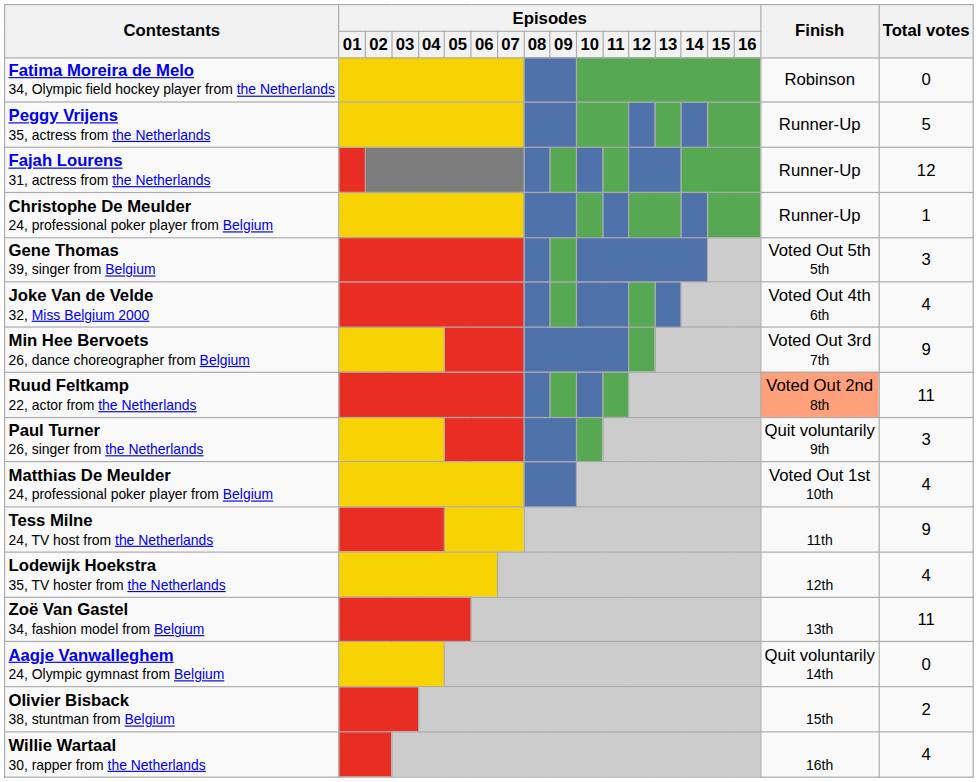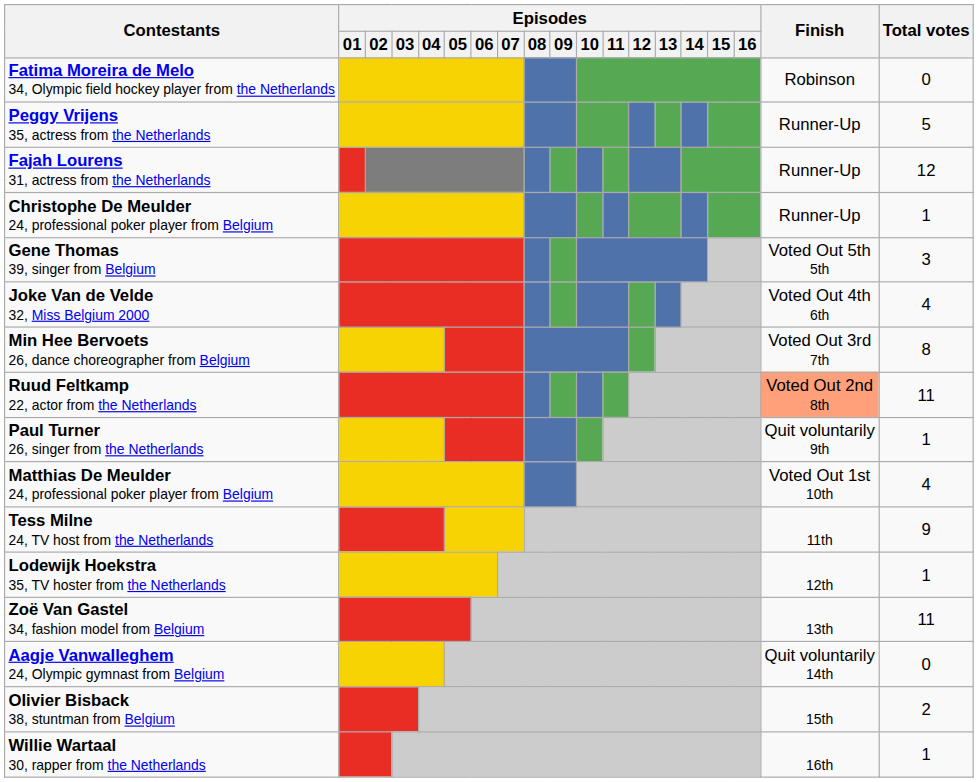(926, 350) 9 -> (926, 350) 8
(926, 440) 3 -> (926, 440) 1
(926, 575) 4 -> (926, 575) 1
(926, 754) 4 -> (926, 754) 1
